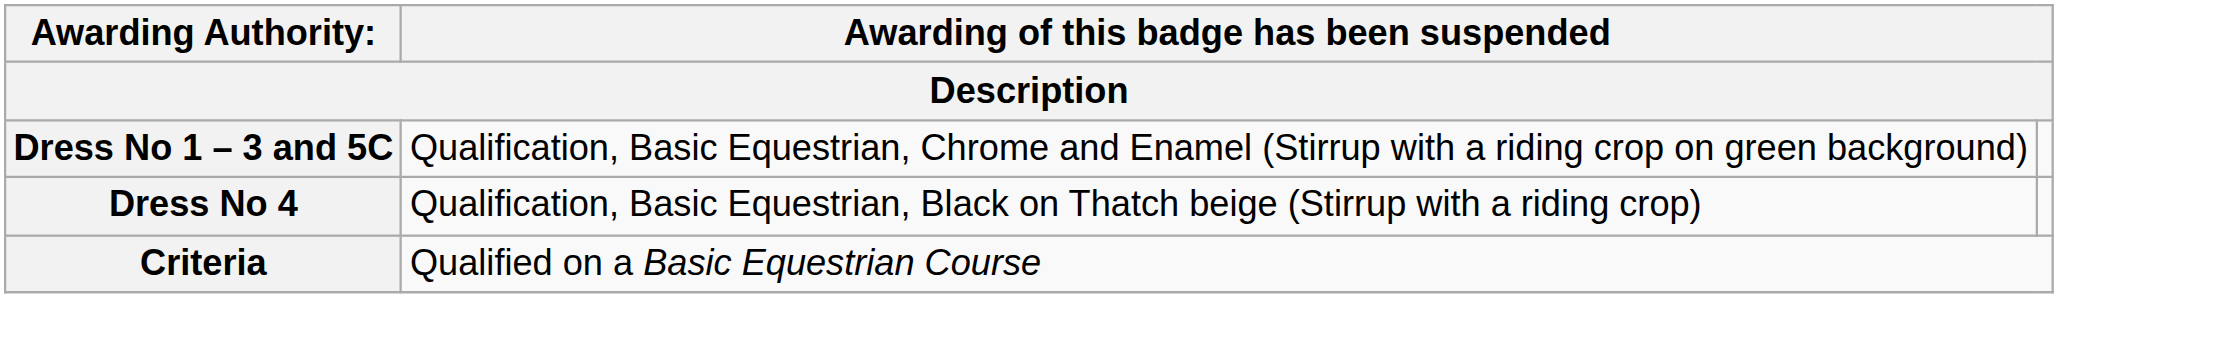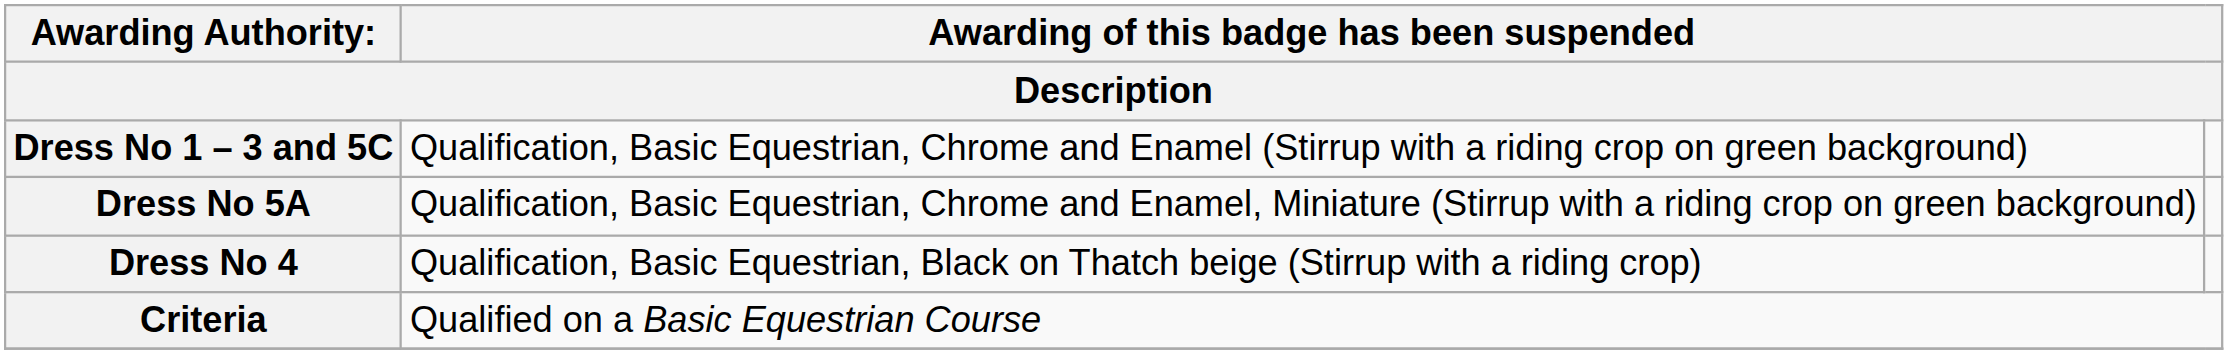+ row: (203, 205)
